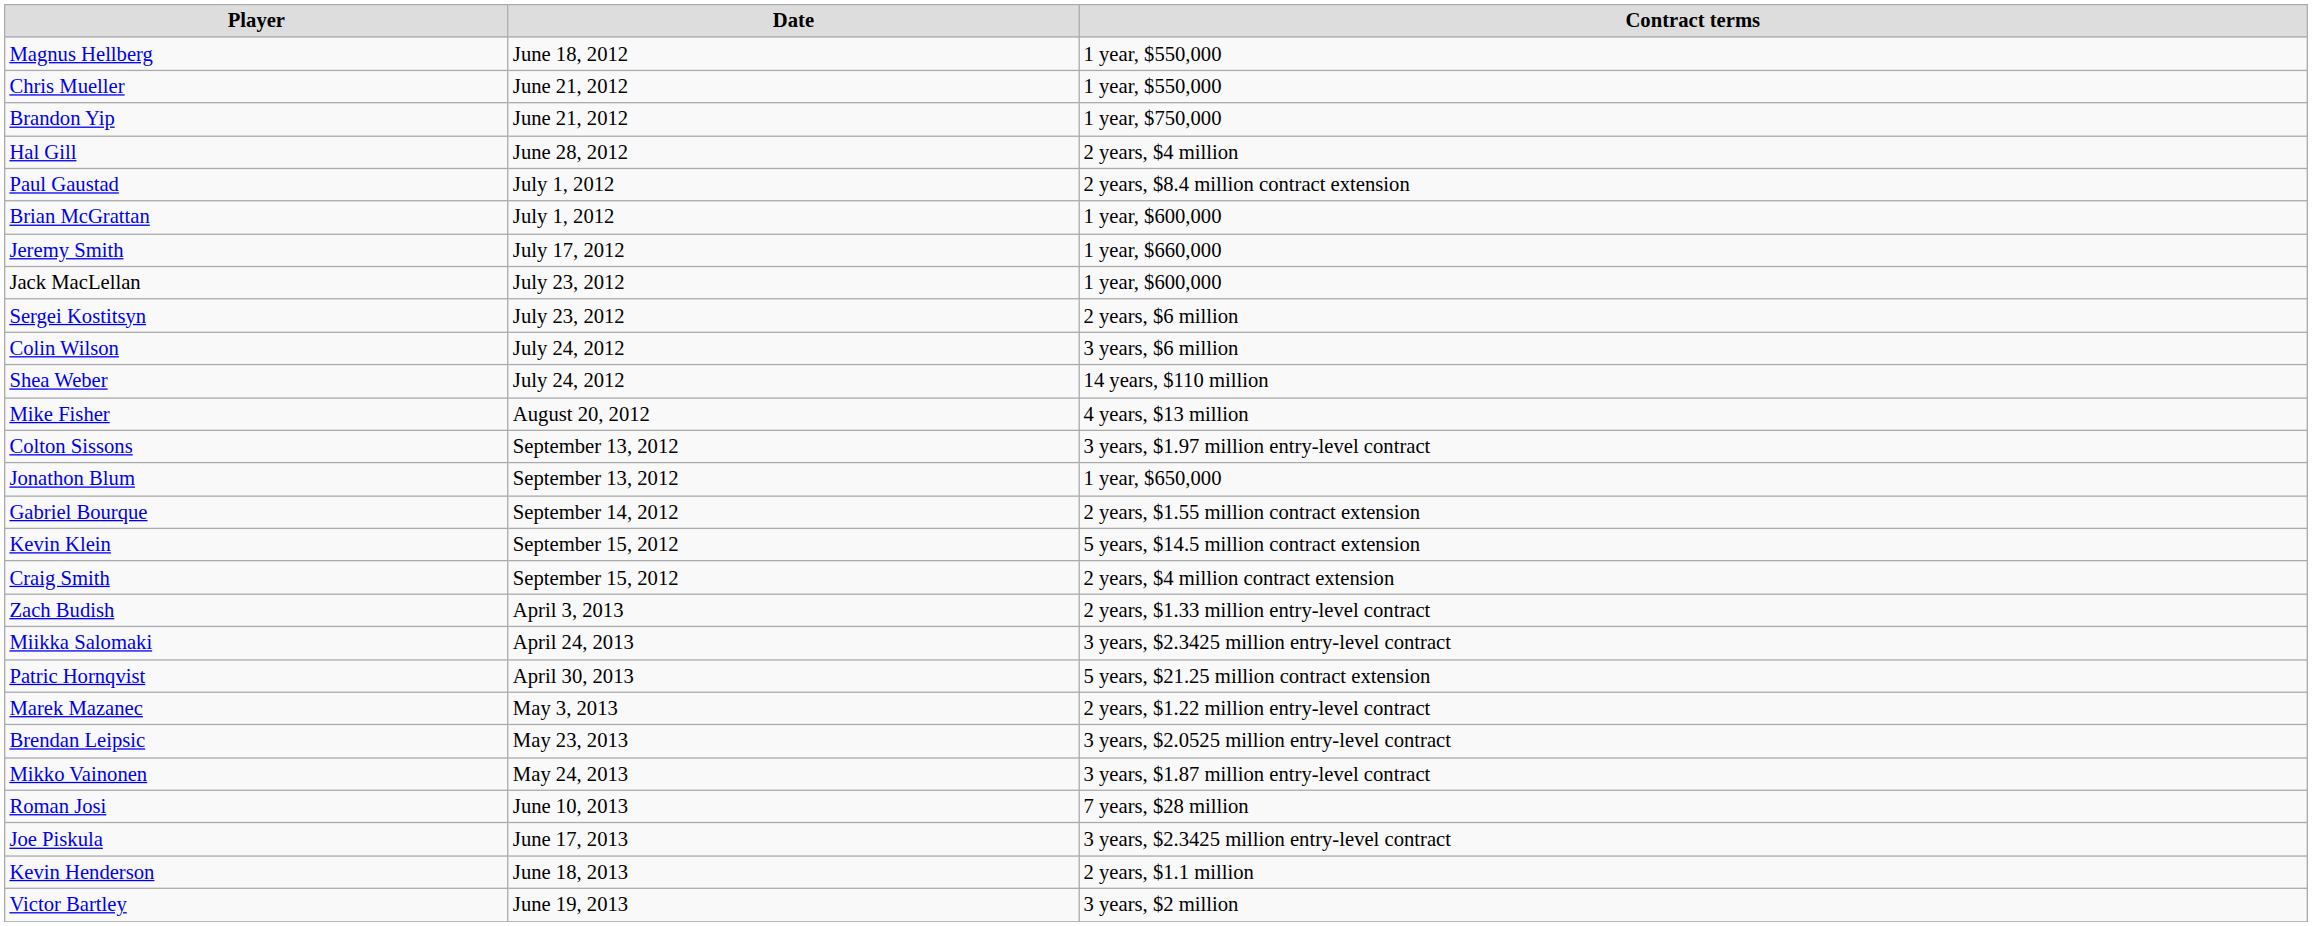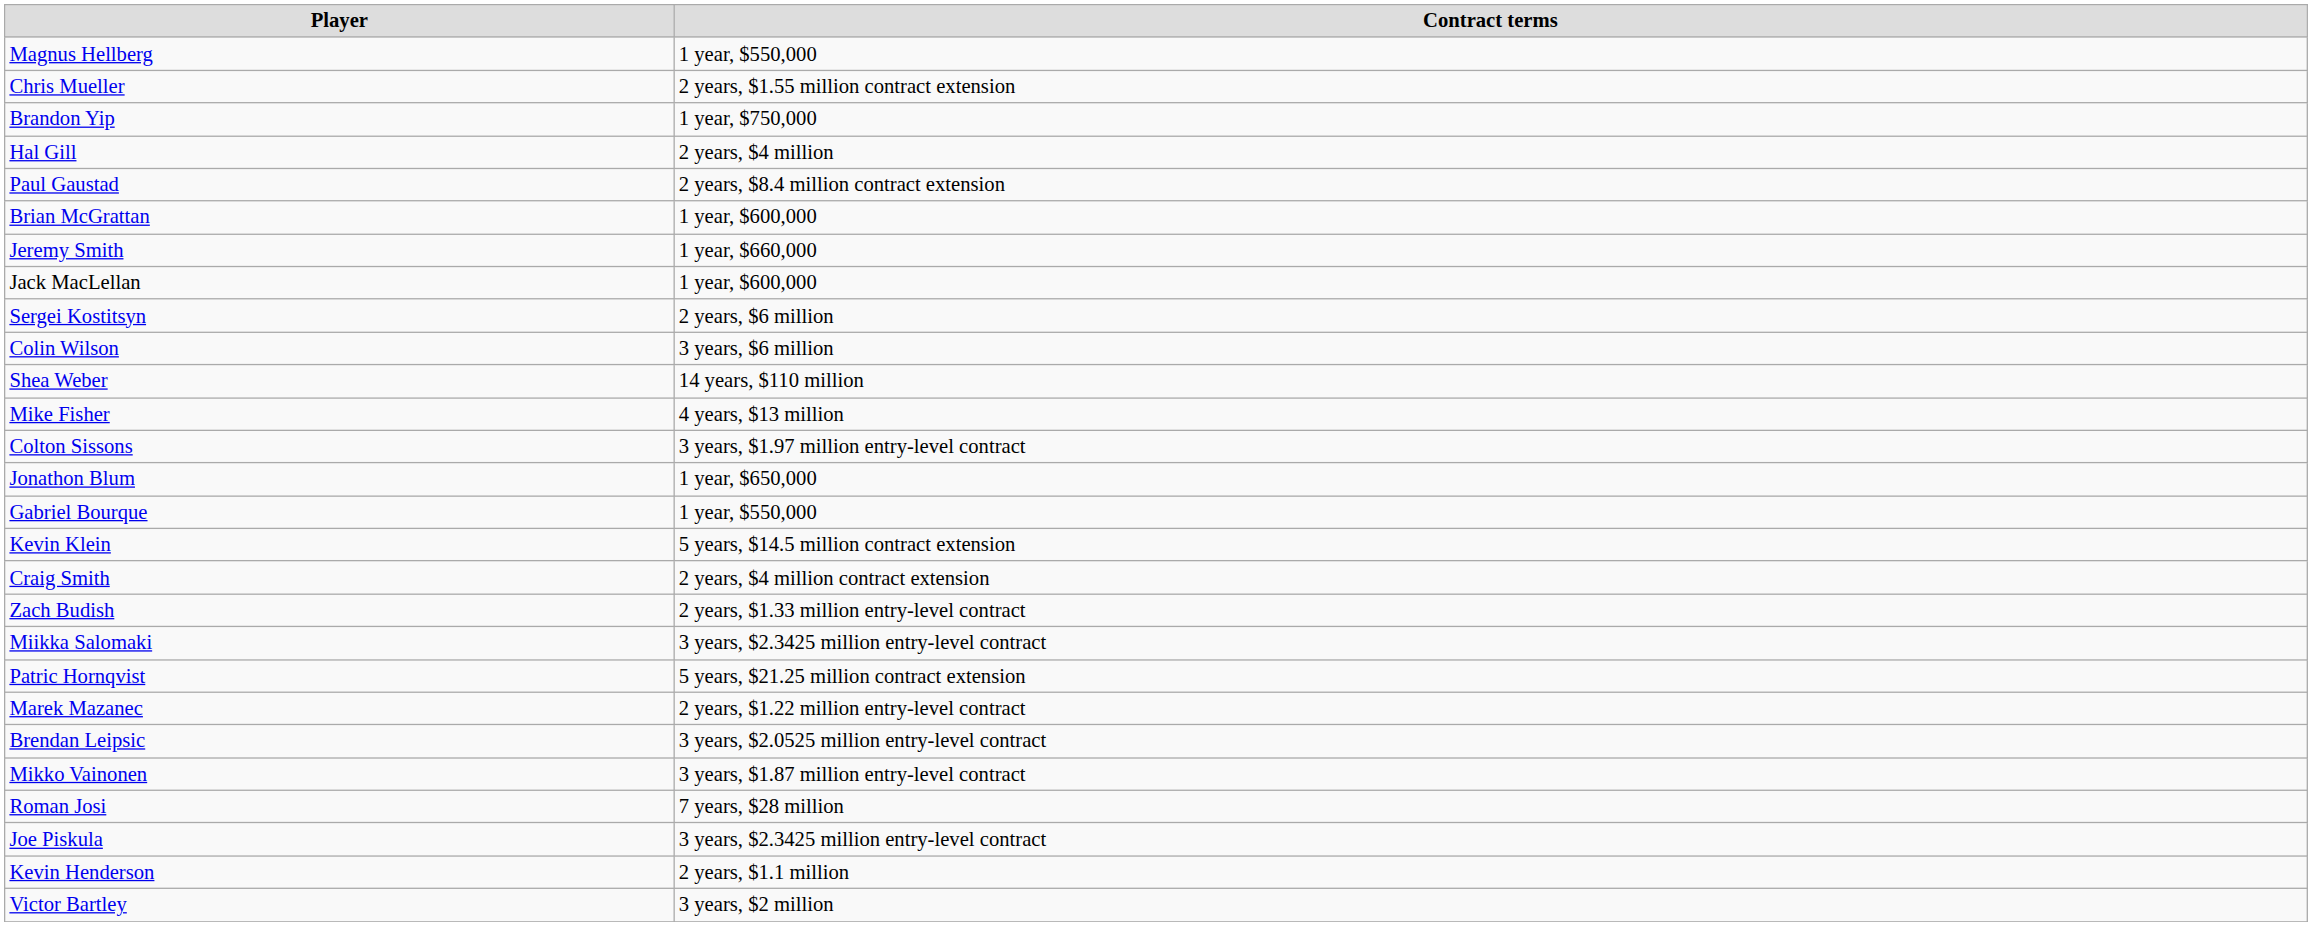- column: (793, 20)
(1153, 86) 1 year, $550,000 -> (847, 86) 2 years, $1.55 million contract extension
(1252, 511) 2 years, $1.55 million contract extension -> (748, 511) 1 year, $550,000
